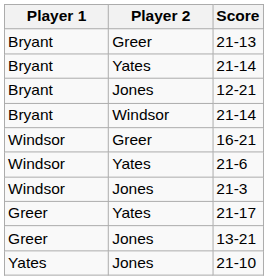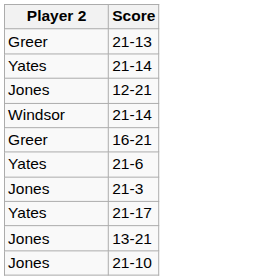- column: (57, 16)
